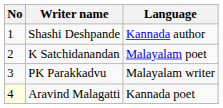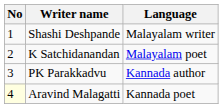(166, 34) Kannada author -> (170, 34) Malayalam writer
(170, 73) Malayalam writer -> (166, 73) Kannada author
